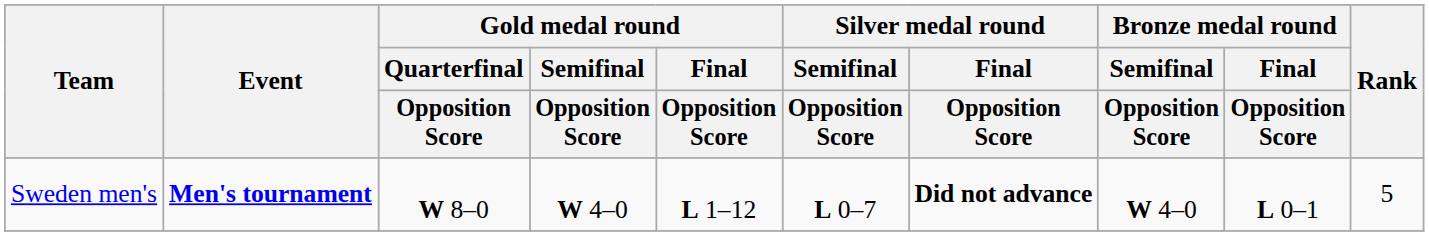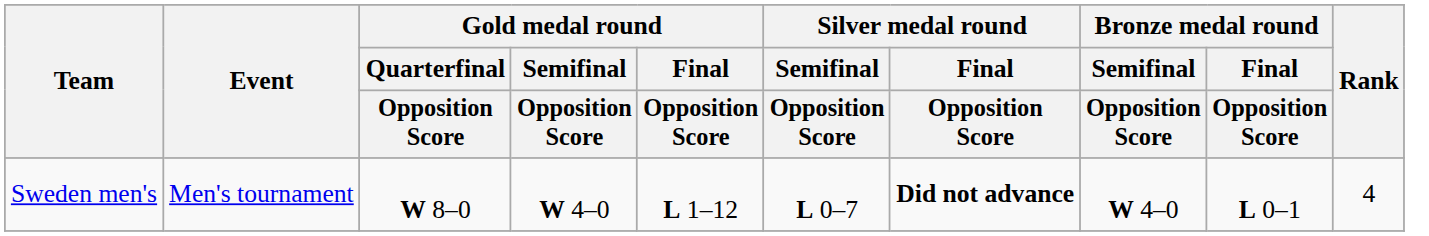(271, 194) bold -> (261, 194) normal
(1387, 194) 5 -> (1369, 194) 4
